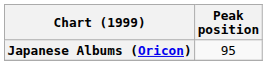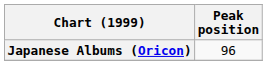(228, 50) 95 -> (228, 50) 96
